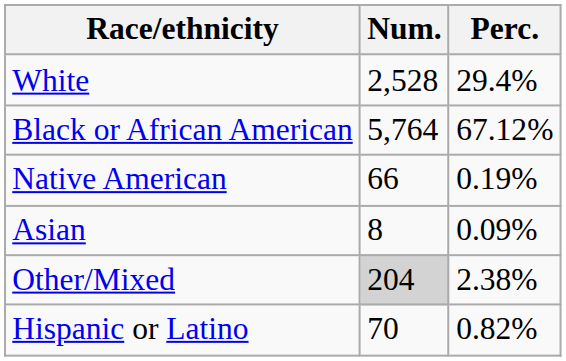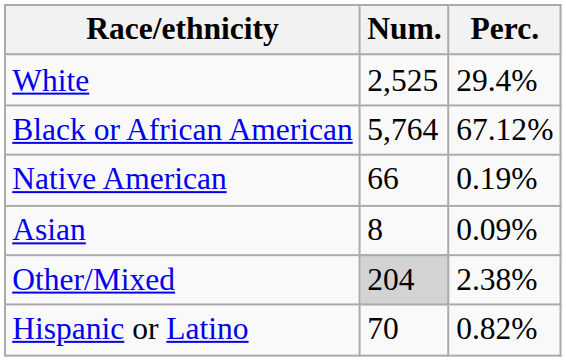(403, 79) 2,528 -> (403, 79) 2,525
